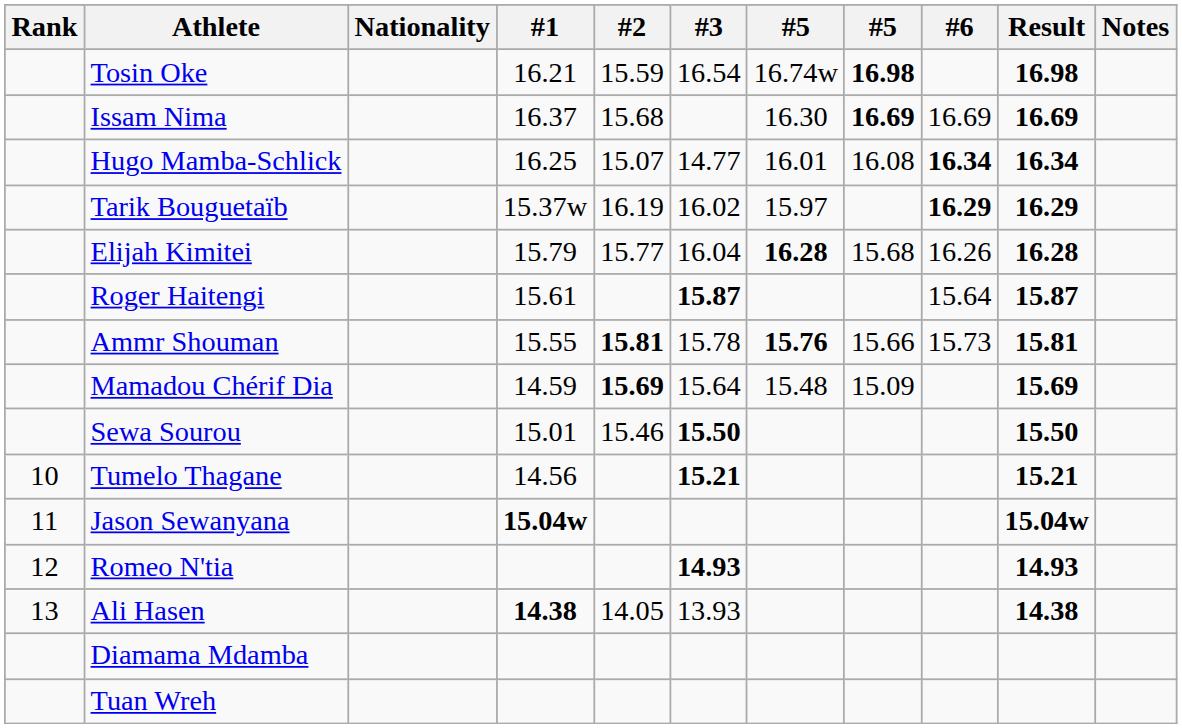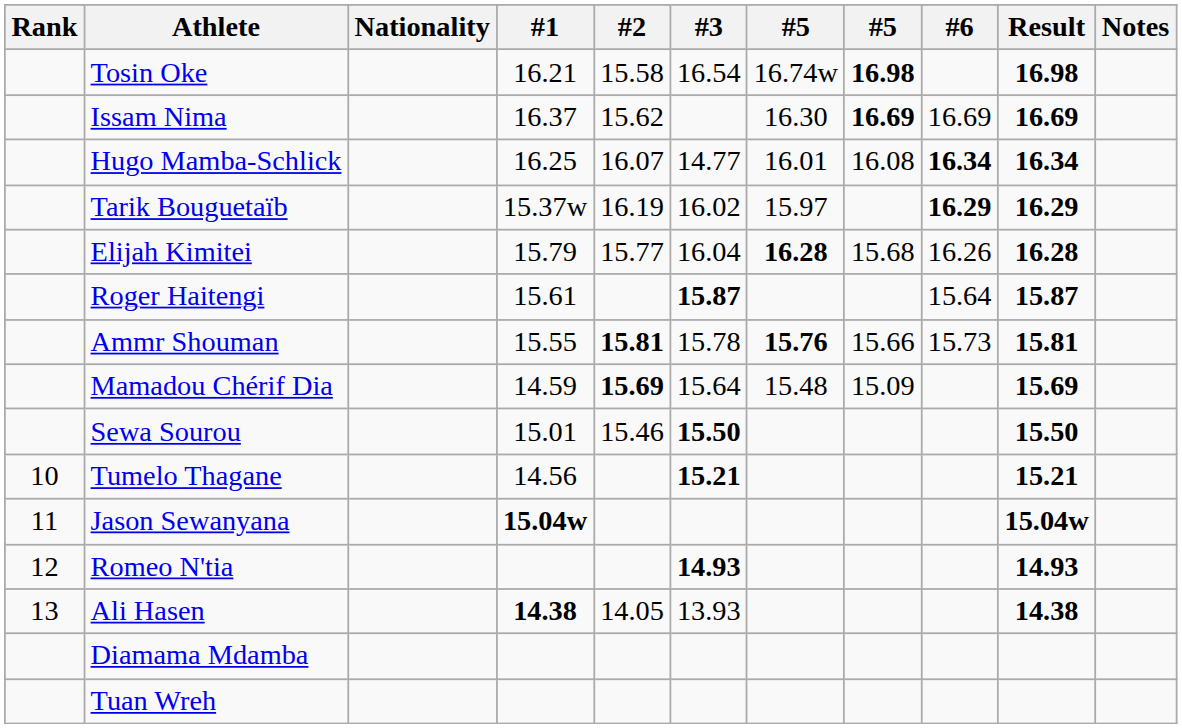(632, 71) 15.59 -> (632, 71) 15.58
(632, 116) 15.68 -> (632, 116) 15.62
(632, 161) 15.07 -> (632, 161) 16.07
